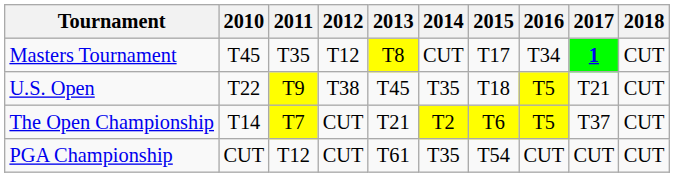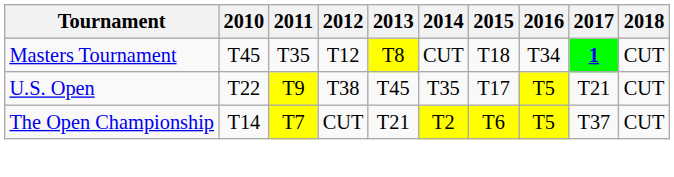(494, 55) T17 -> (494, 55) T18
(494, 88) T18 -> (494, 88) T17
- row: (91, 155)
